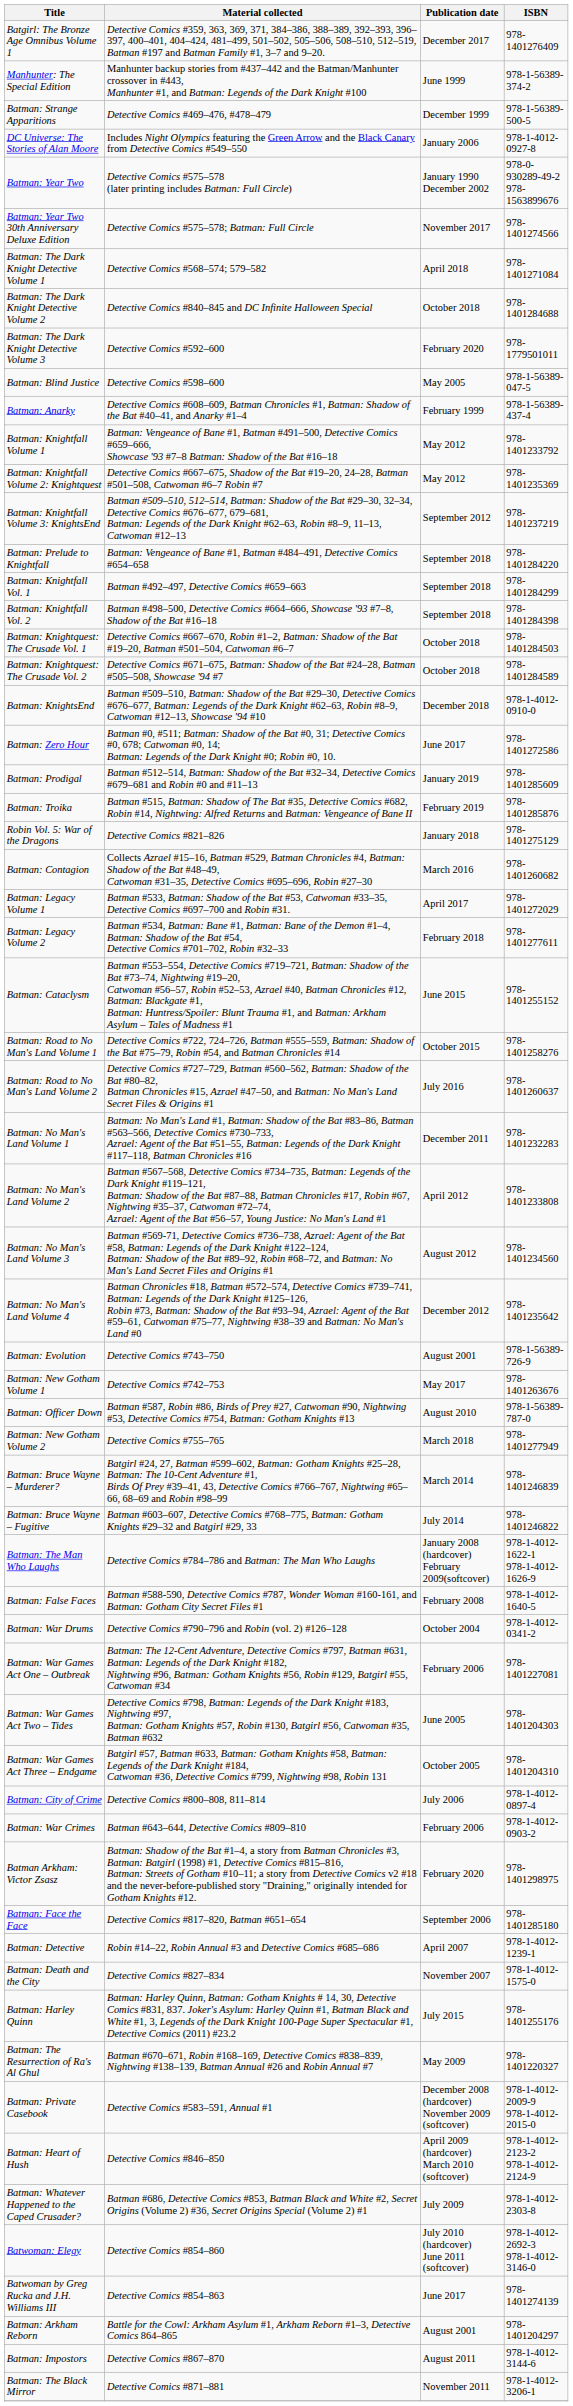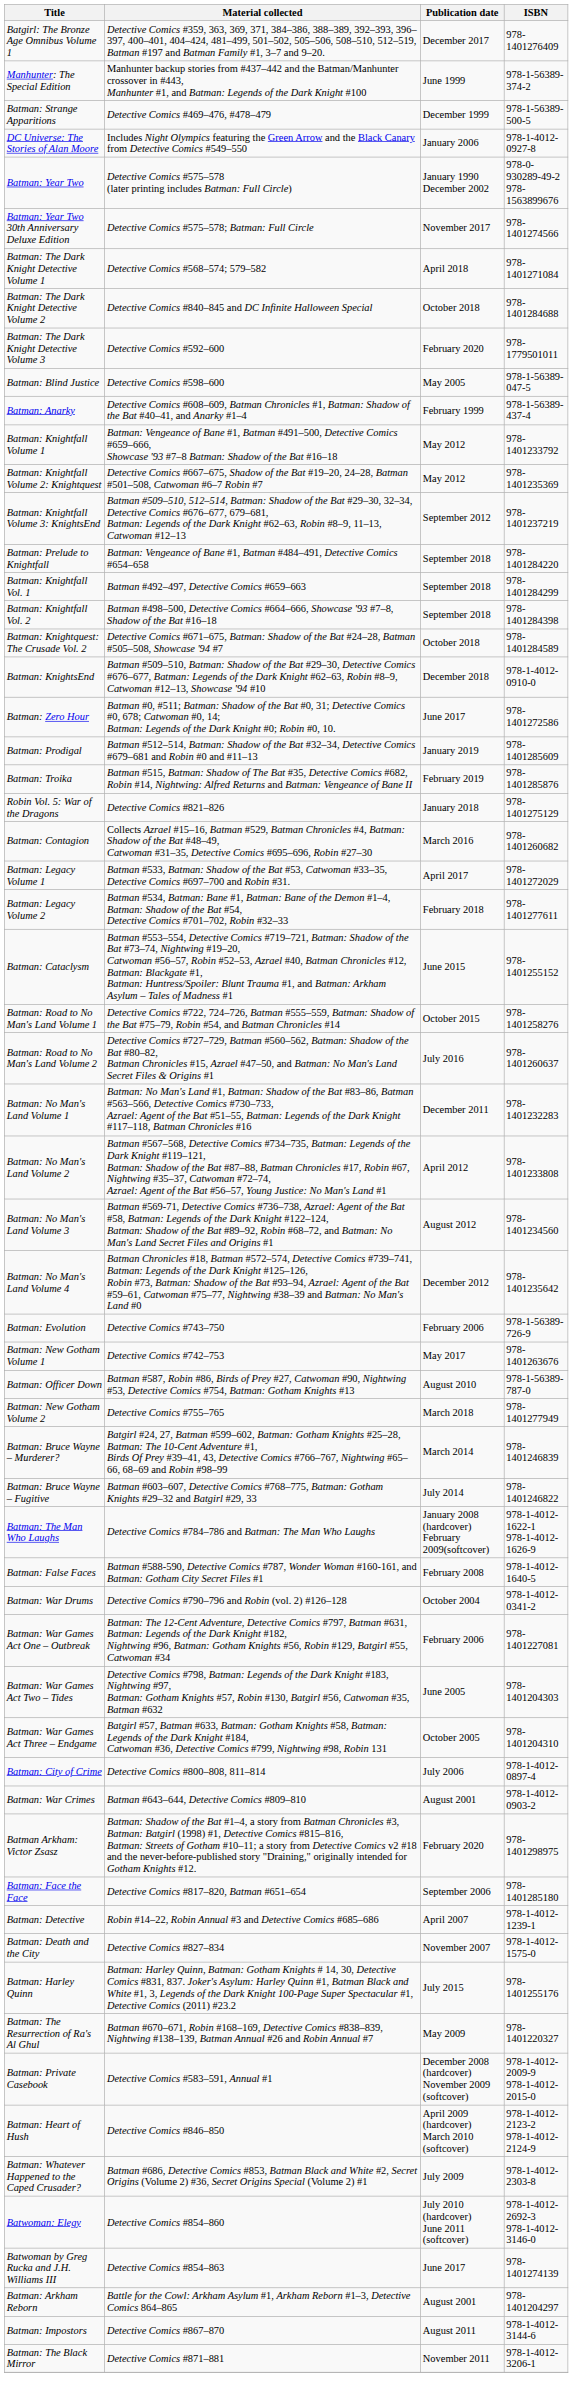- row: (53, 643)
(450, 1356) August 2001 -> (453, 1328) February 2006
(453, 1828) February 2006 -> (450, 1800) August 2001
